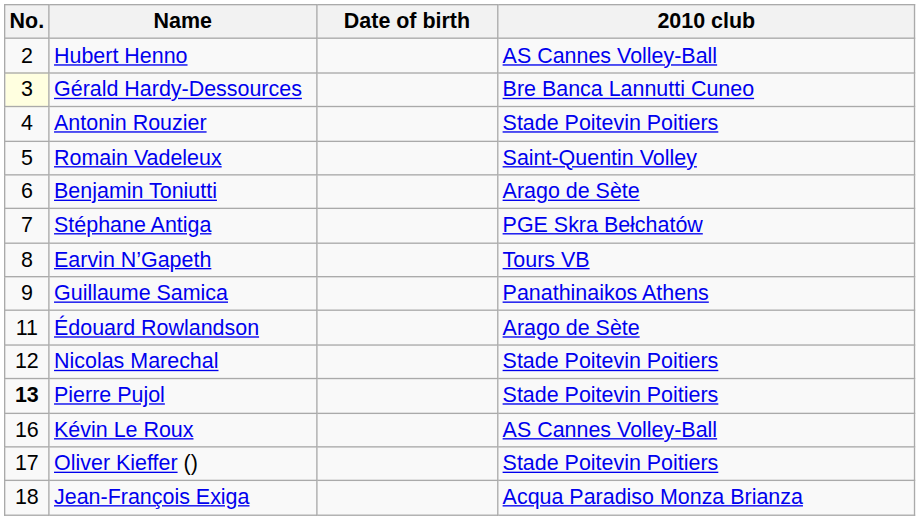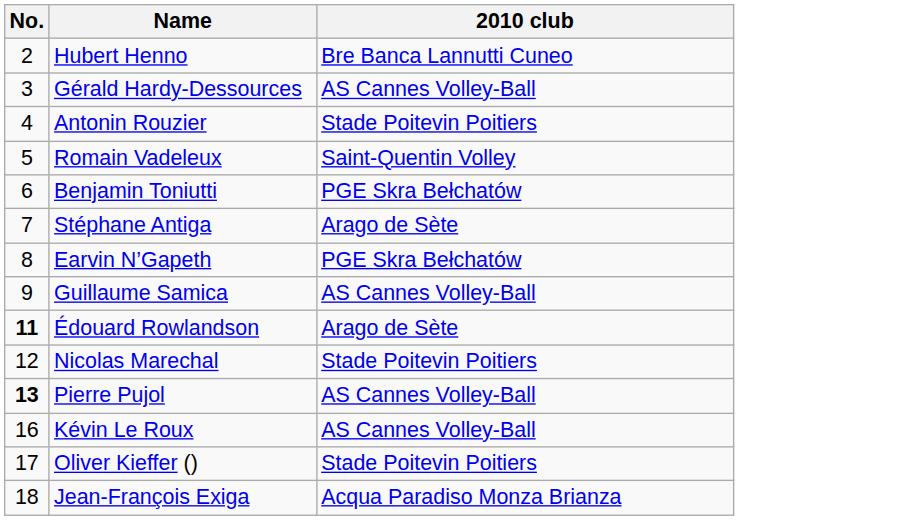- column: (407, 21)
(610, 55) AS Cannes Volley-Ball -> (447, 55) Bre Banca Lannutti Cuneo
(27, 89) lightyellow background -> (27, 89) no background
(628, 89) Bre Banca Lannutti Cuneo -> (428, 89) AS Cannes Volley-Ball
(571, 191) Arago de Sète -> (421, 191) PGE Skra Bełchatów
(603, 225) PGE Skra Bełchatów -> (390, 225) Arago de Sète
(546, 259) Tours VB -> (421, 259) PGE Skra Bełchatów
(606, 293) Panathinaikos Athens -> (428, 293) AS Cannes Volley-Ball
(27, 327) normal -> (27, 327) bold
(610, 395) Stade Poitevin Poitiers -> (428, 395) AS Cannes Volley-Ball
